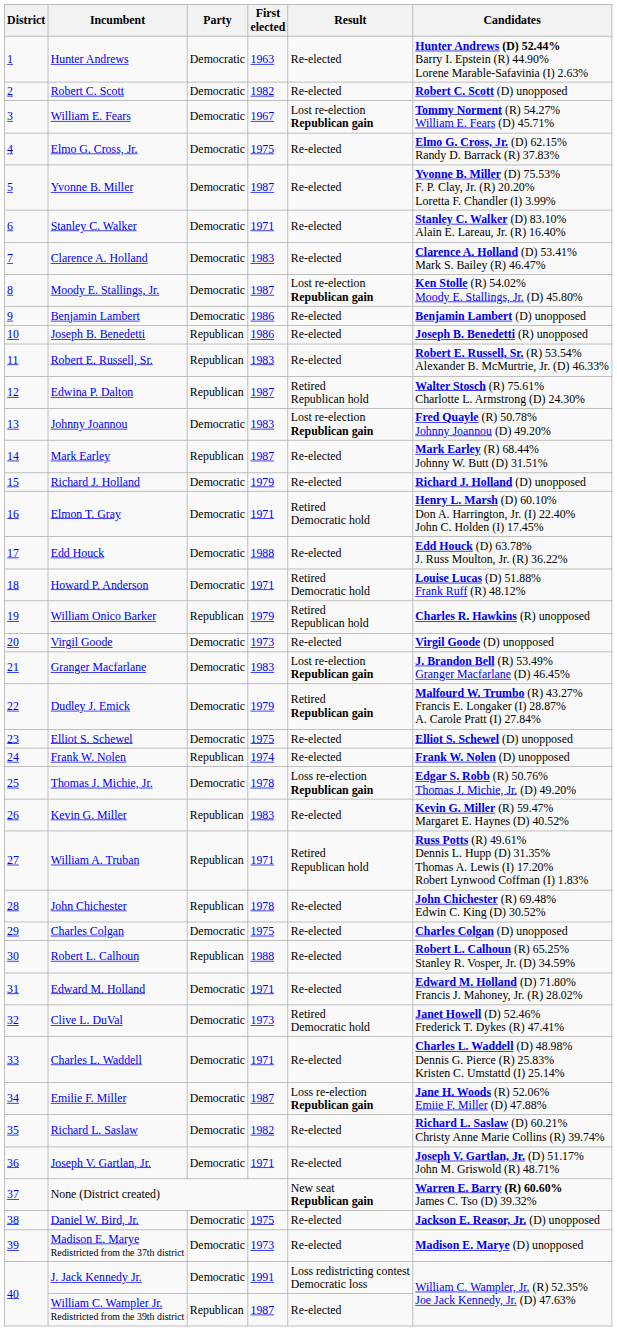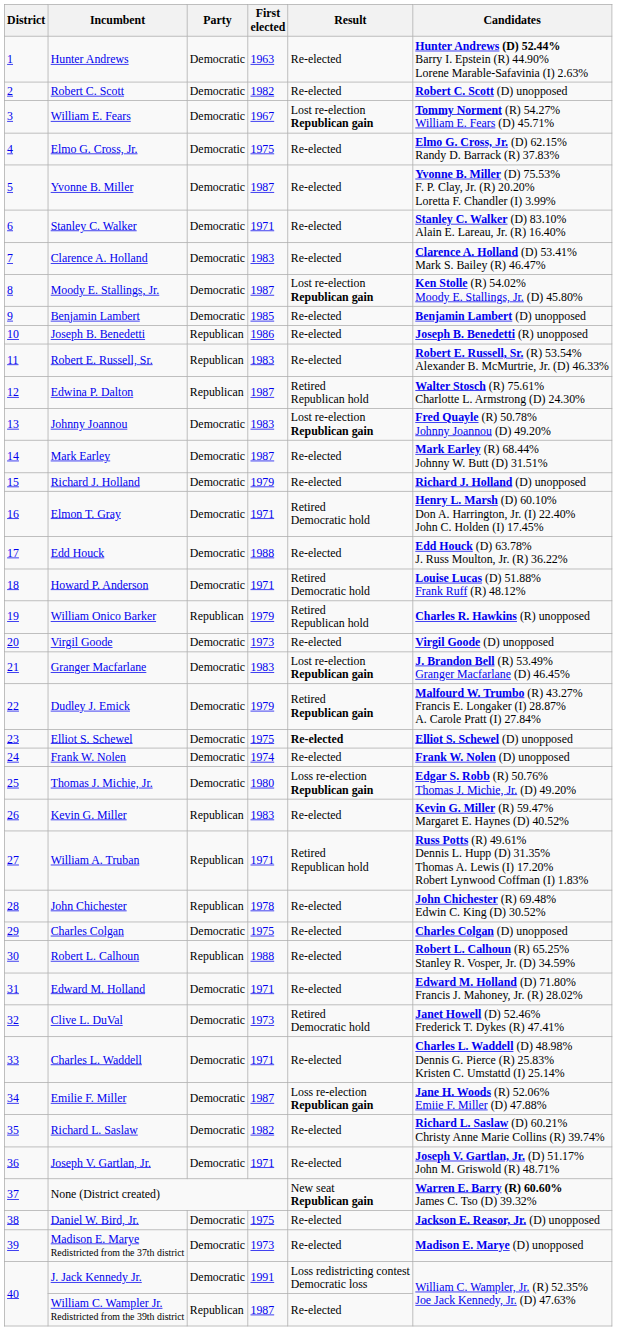(262, 316) 1986 -> (262, 316) 1985
(217, 456) Republican -> (217, 456) Democratic
(316, 738) normal -> (317, 738) bold
(217, 757) Republican -> (217, 757) Democratic
(262, 783) 1978 -> (262, 783) 1980
